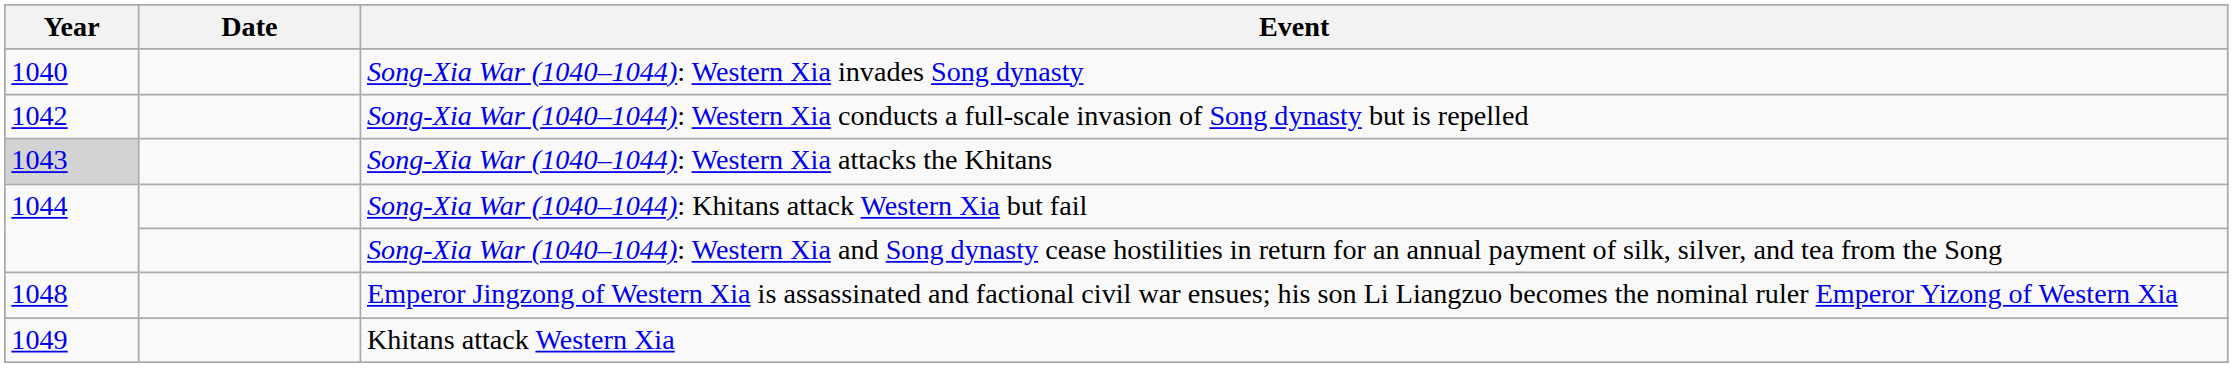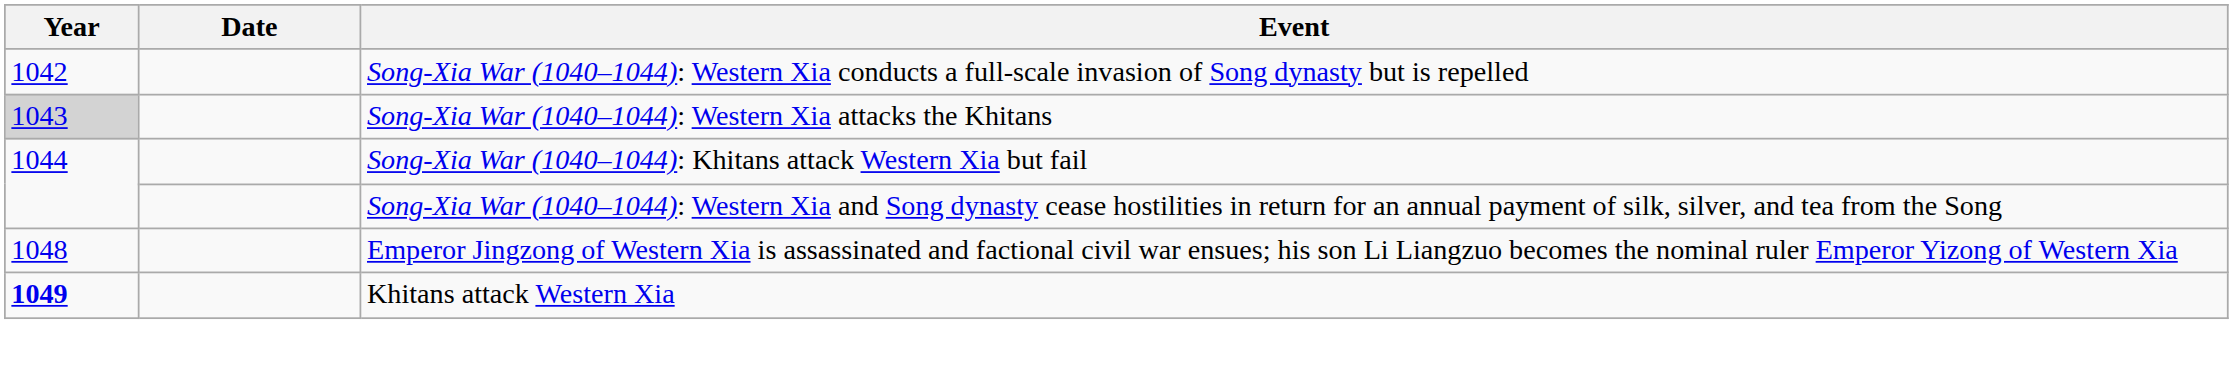- row: (725, 71)
(40, 339) normal -> (40, 294) bold
